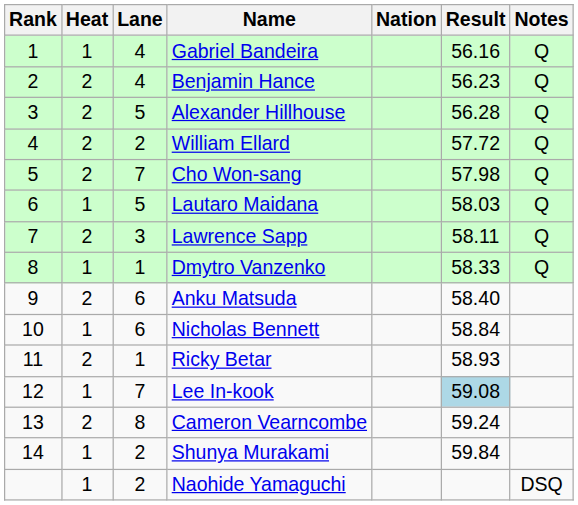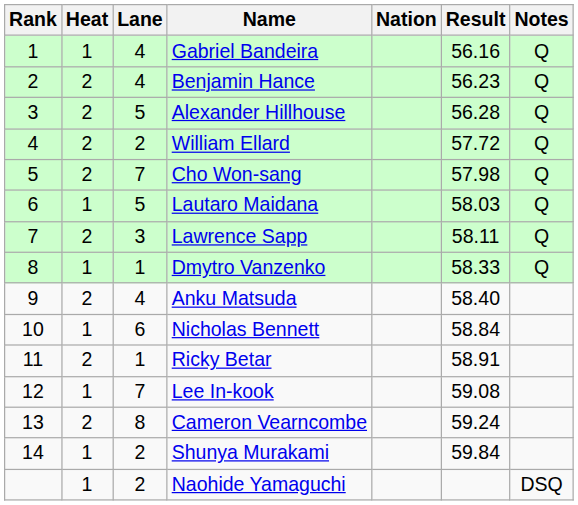(140, 298) 6 -> (140, 298) 4
(476, 360) 58.93 -> (476, 360) 58.91
(476, 391) lightblue background -> (476, 391) no background
